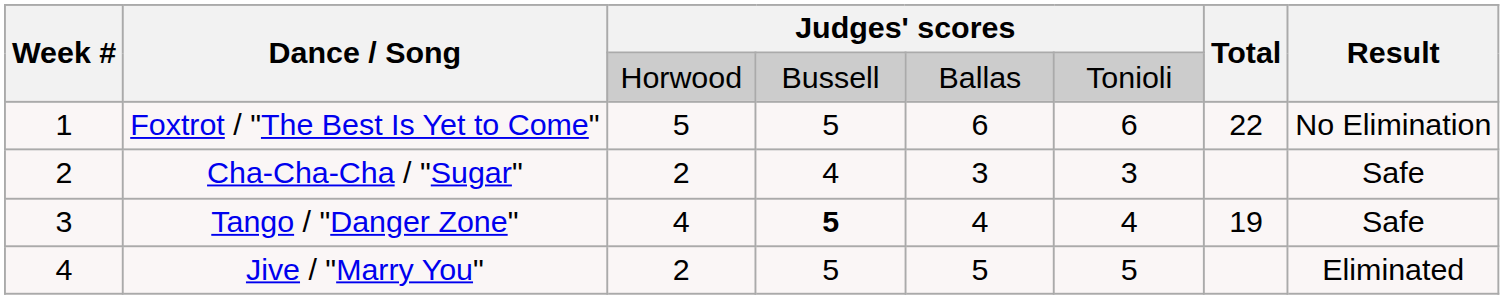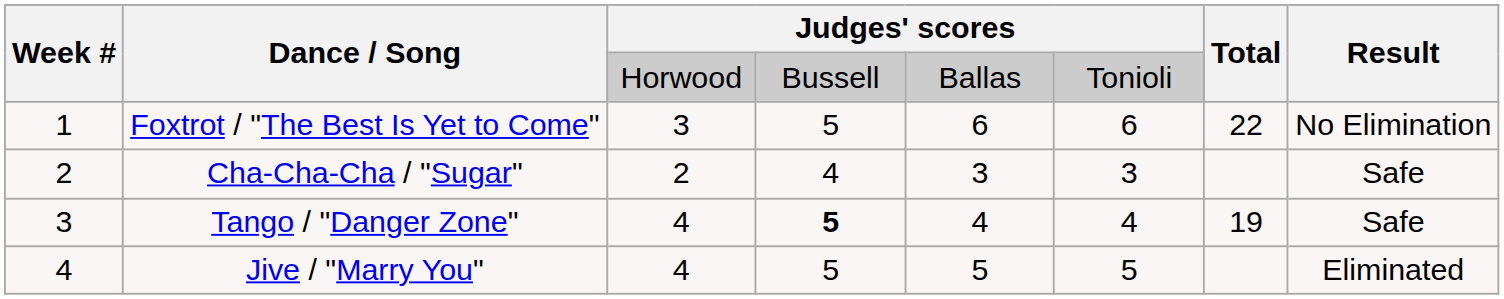(681, 125) 5 -> (681, 125) 3
(681, 269) 2 -> (681, 269) 4
